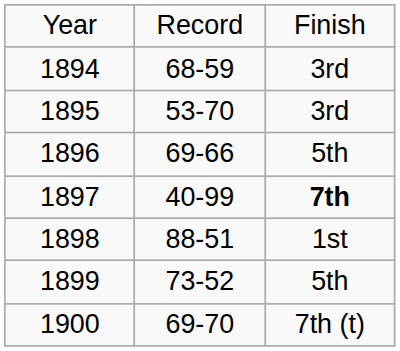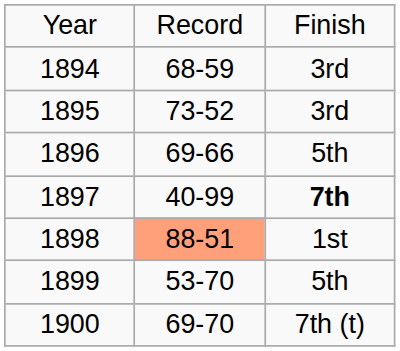(200, 111) 53-70 -> (200, 111) 73-52
(200, 238) no background -> (200, 238) lightsalmon background
(200, 281) 73-52 -> (200, 281) 53-70
